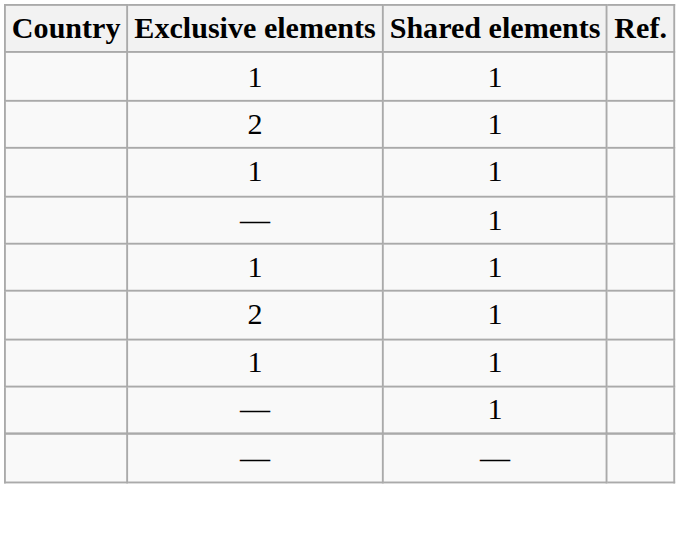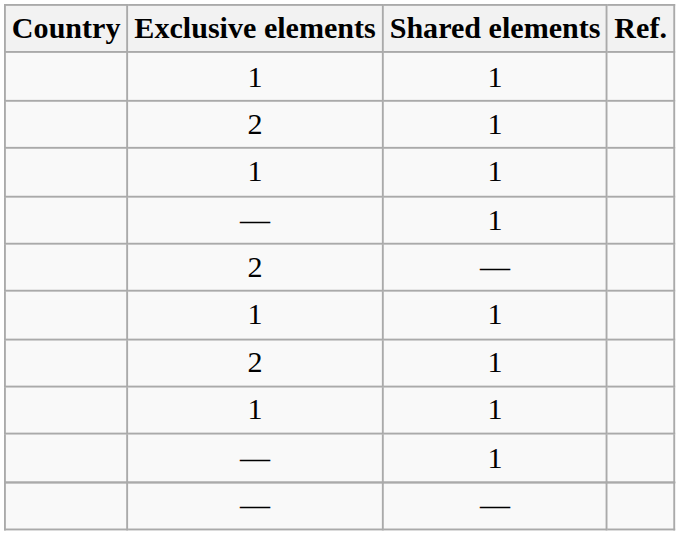+ row: (255, 266)
